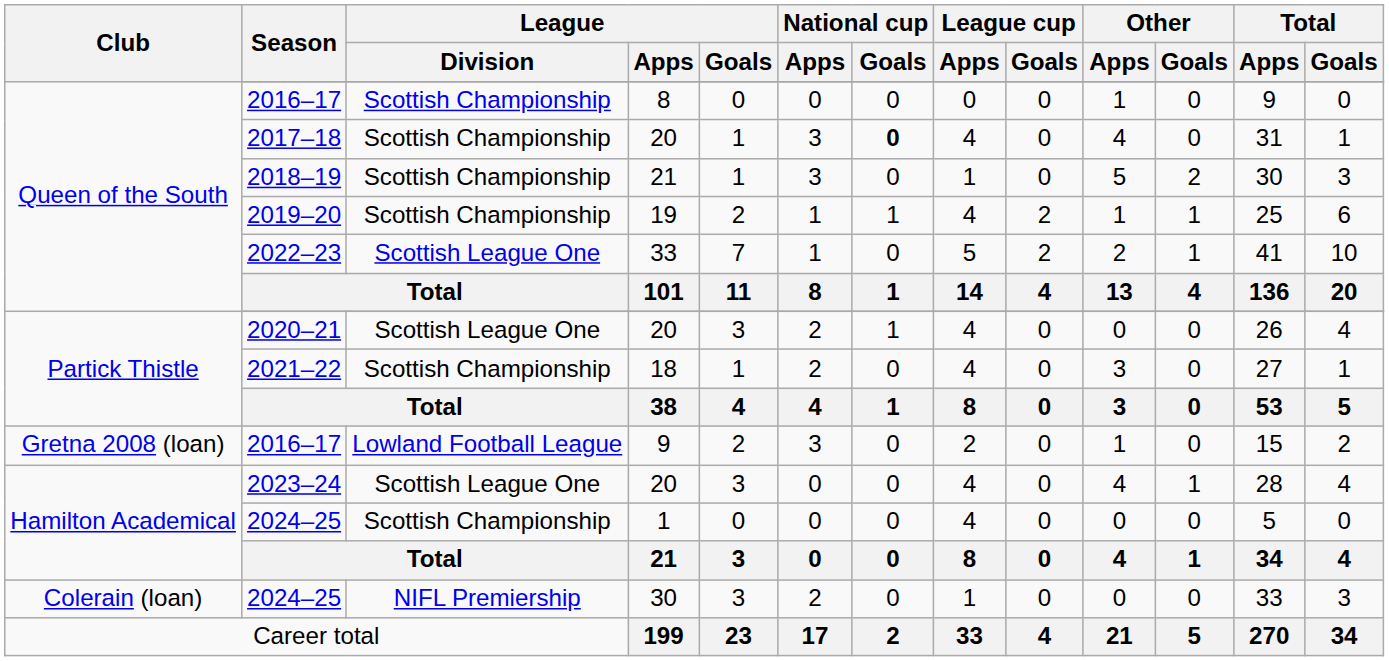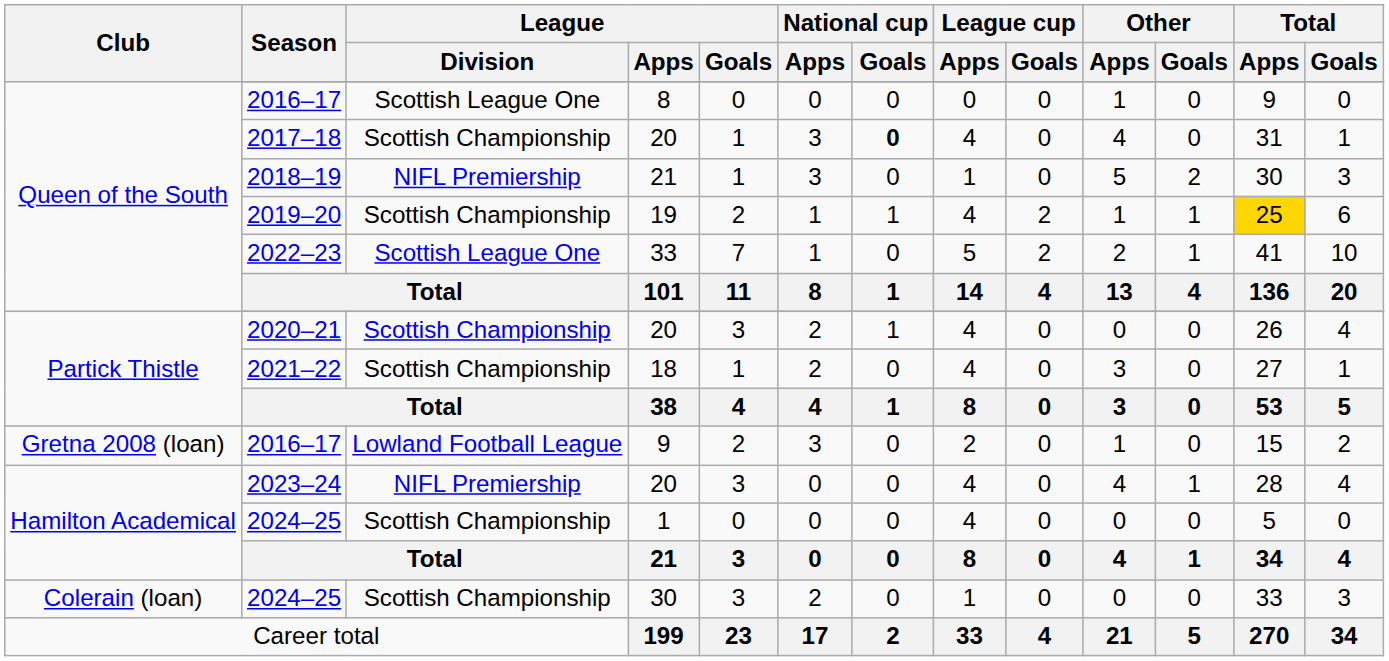(487, 100) Scottish Championship -> (487, 100) Scottish League One
(487, 176) Scottish Championship -> (487, 176) NIFL Premiership
(1269, 215) no background -> (1269, 215) gold background
(487, 330) Scottish League One -> (487, 330) Scottish Championship
(487, 483) Scottish League One -> (487, 483) NIFL Premiership
(487, 598) NIFL Premiership -> (487, 598) Scottish Championship
